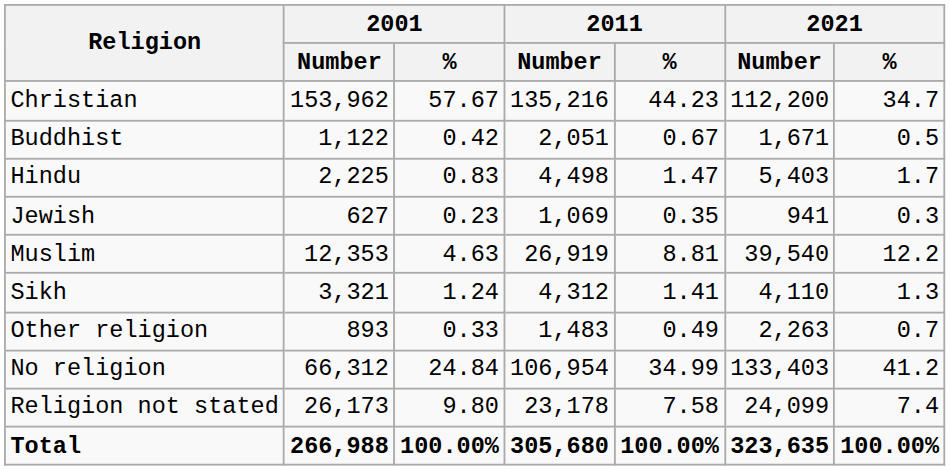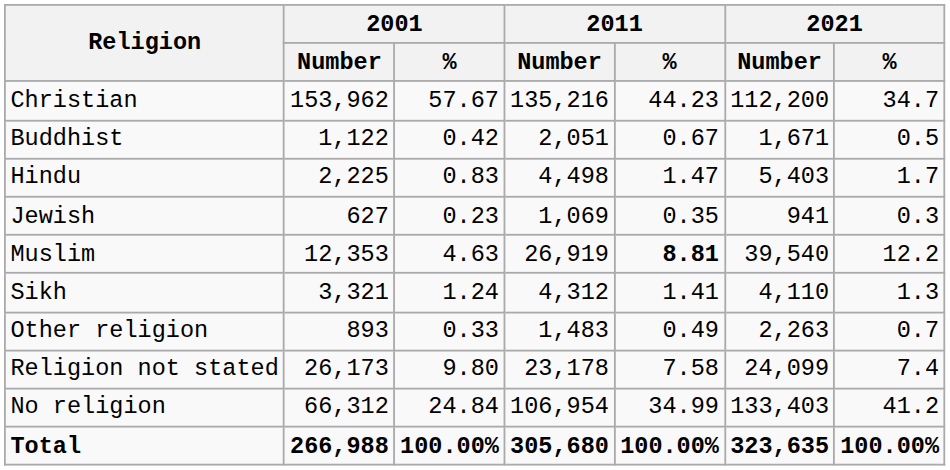(691, 254) normal -> (691, 254) bold
rows swapped: (88, 369) <-> (145, 408)
